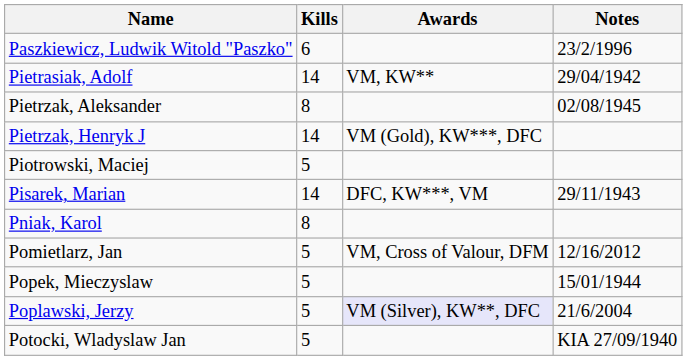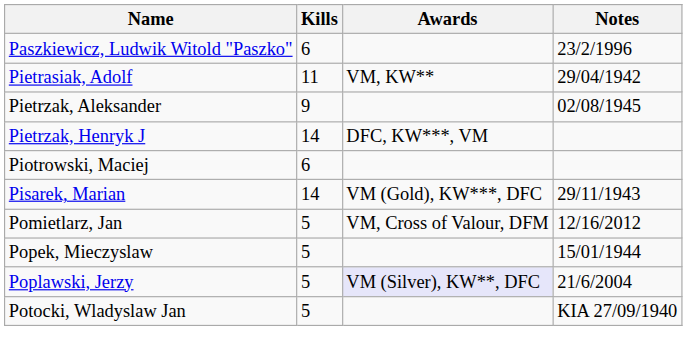(310, 77) 14 -> (310, 77) 11
(306, 106) 8 -> (306, 106) 9
(444, 135) VM (Gold), KW***, DFC -> (417, 135) DFC, KW***, VM
(306, 164) 5 -> (306, 164) 6
(417, 194) DFC, KW***, VM -> (444, 194) VM (Gold), KW***, DFC
- row: (55, 223)
